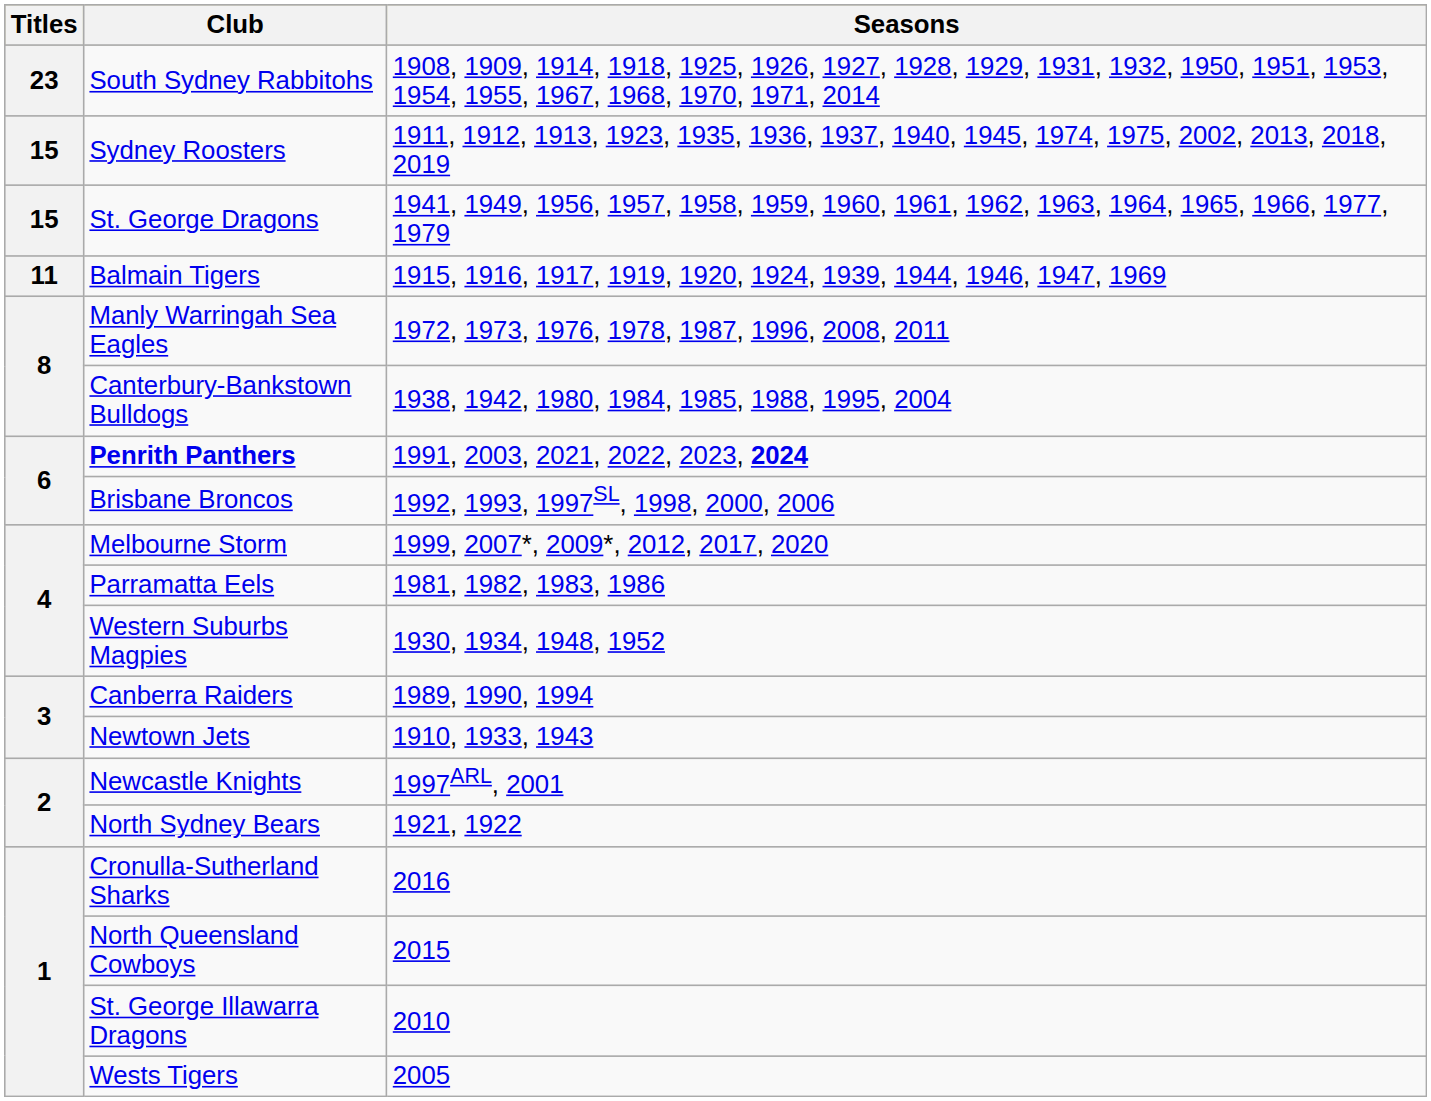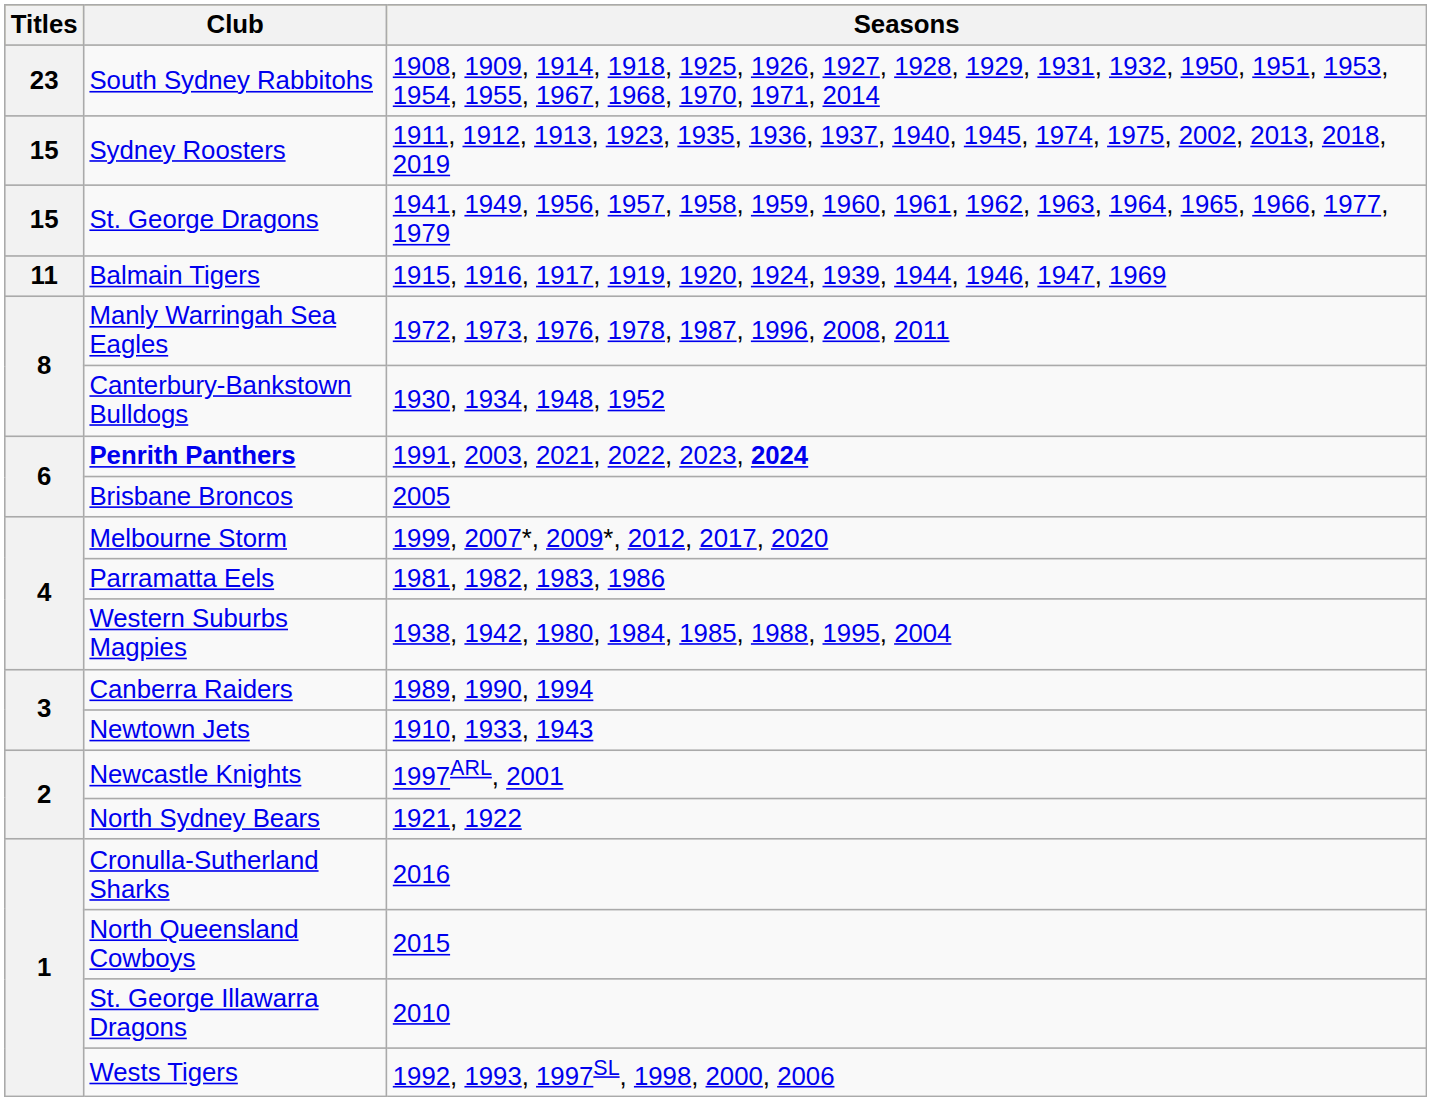(672, 400) 1938, 1942, 1980, 1984, 1985, 1988, 1995, 2004 -> (529, 400) 1930, 1934, 1948, 1952
(614, 500) 1992, 1993, 1997SL, 1998, 2000, 2006 -> (421, 496) 2005
(529, 640) 1930, 1934, 1948, 1952 -> (672, 633) 1938, 1942, 1980, 1984, 1985, 1988, 1995, 2004
(421, 1075) 2005 -> (614, 1072) 1992, 1993, 1997SL, 1998, 2000, 2006
